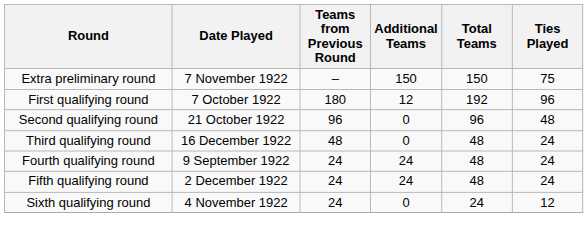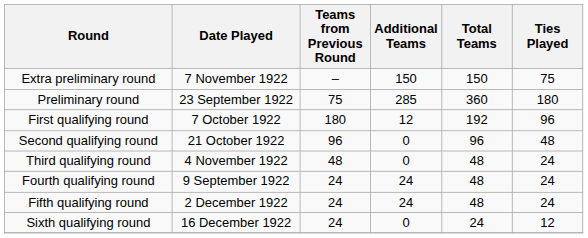+ row: (88, 99)
(236, 140) 16 December 1922 -> (236, 161) 4 November 1922
(236, 202) 4 November 1922 -> (236, 222) 16 December 1922
